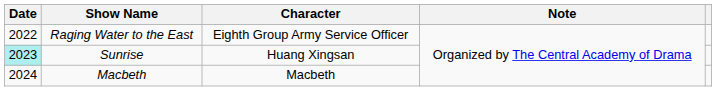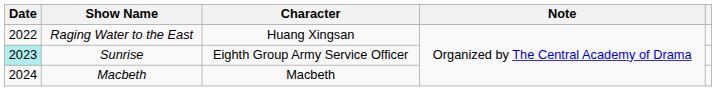(311, 34) Eighth Group Army Service Officer -> (311, 34) Huang Xingsan
(311, 55) Huang Xingsan -> (311, 55) Eighth Group Army Service Officer
